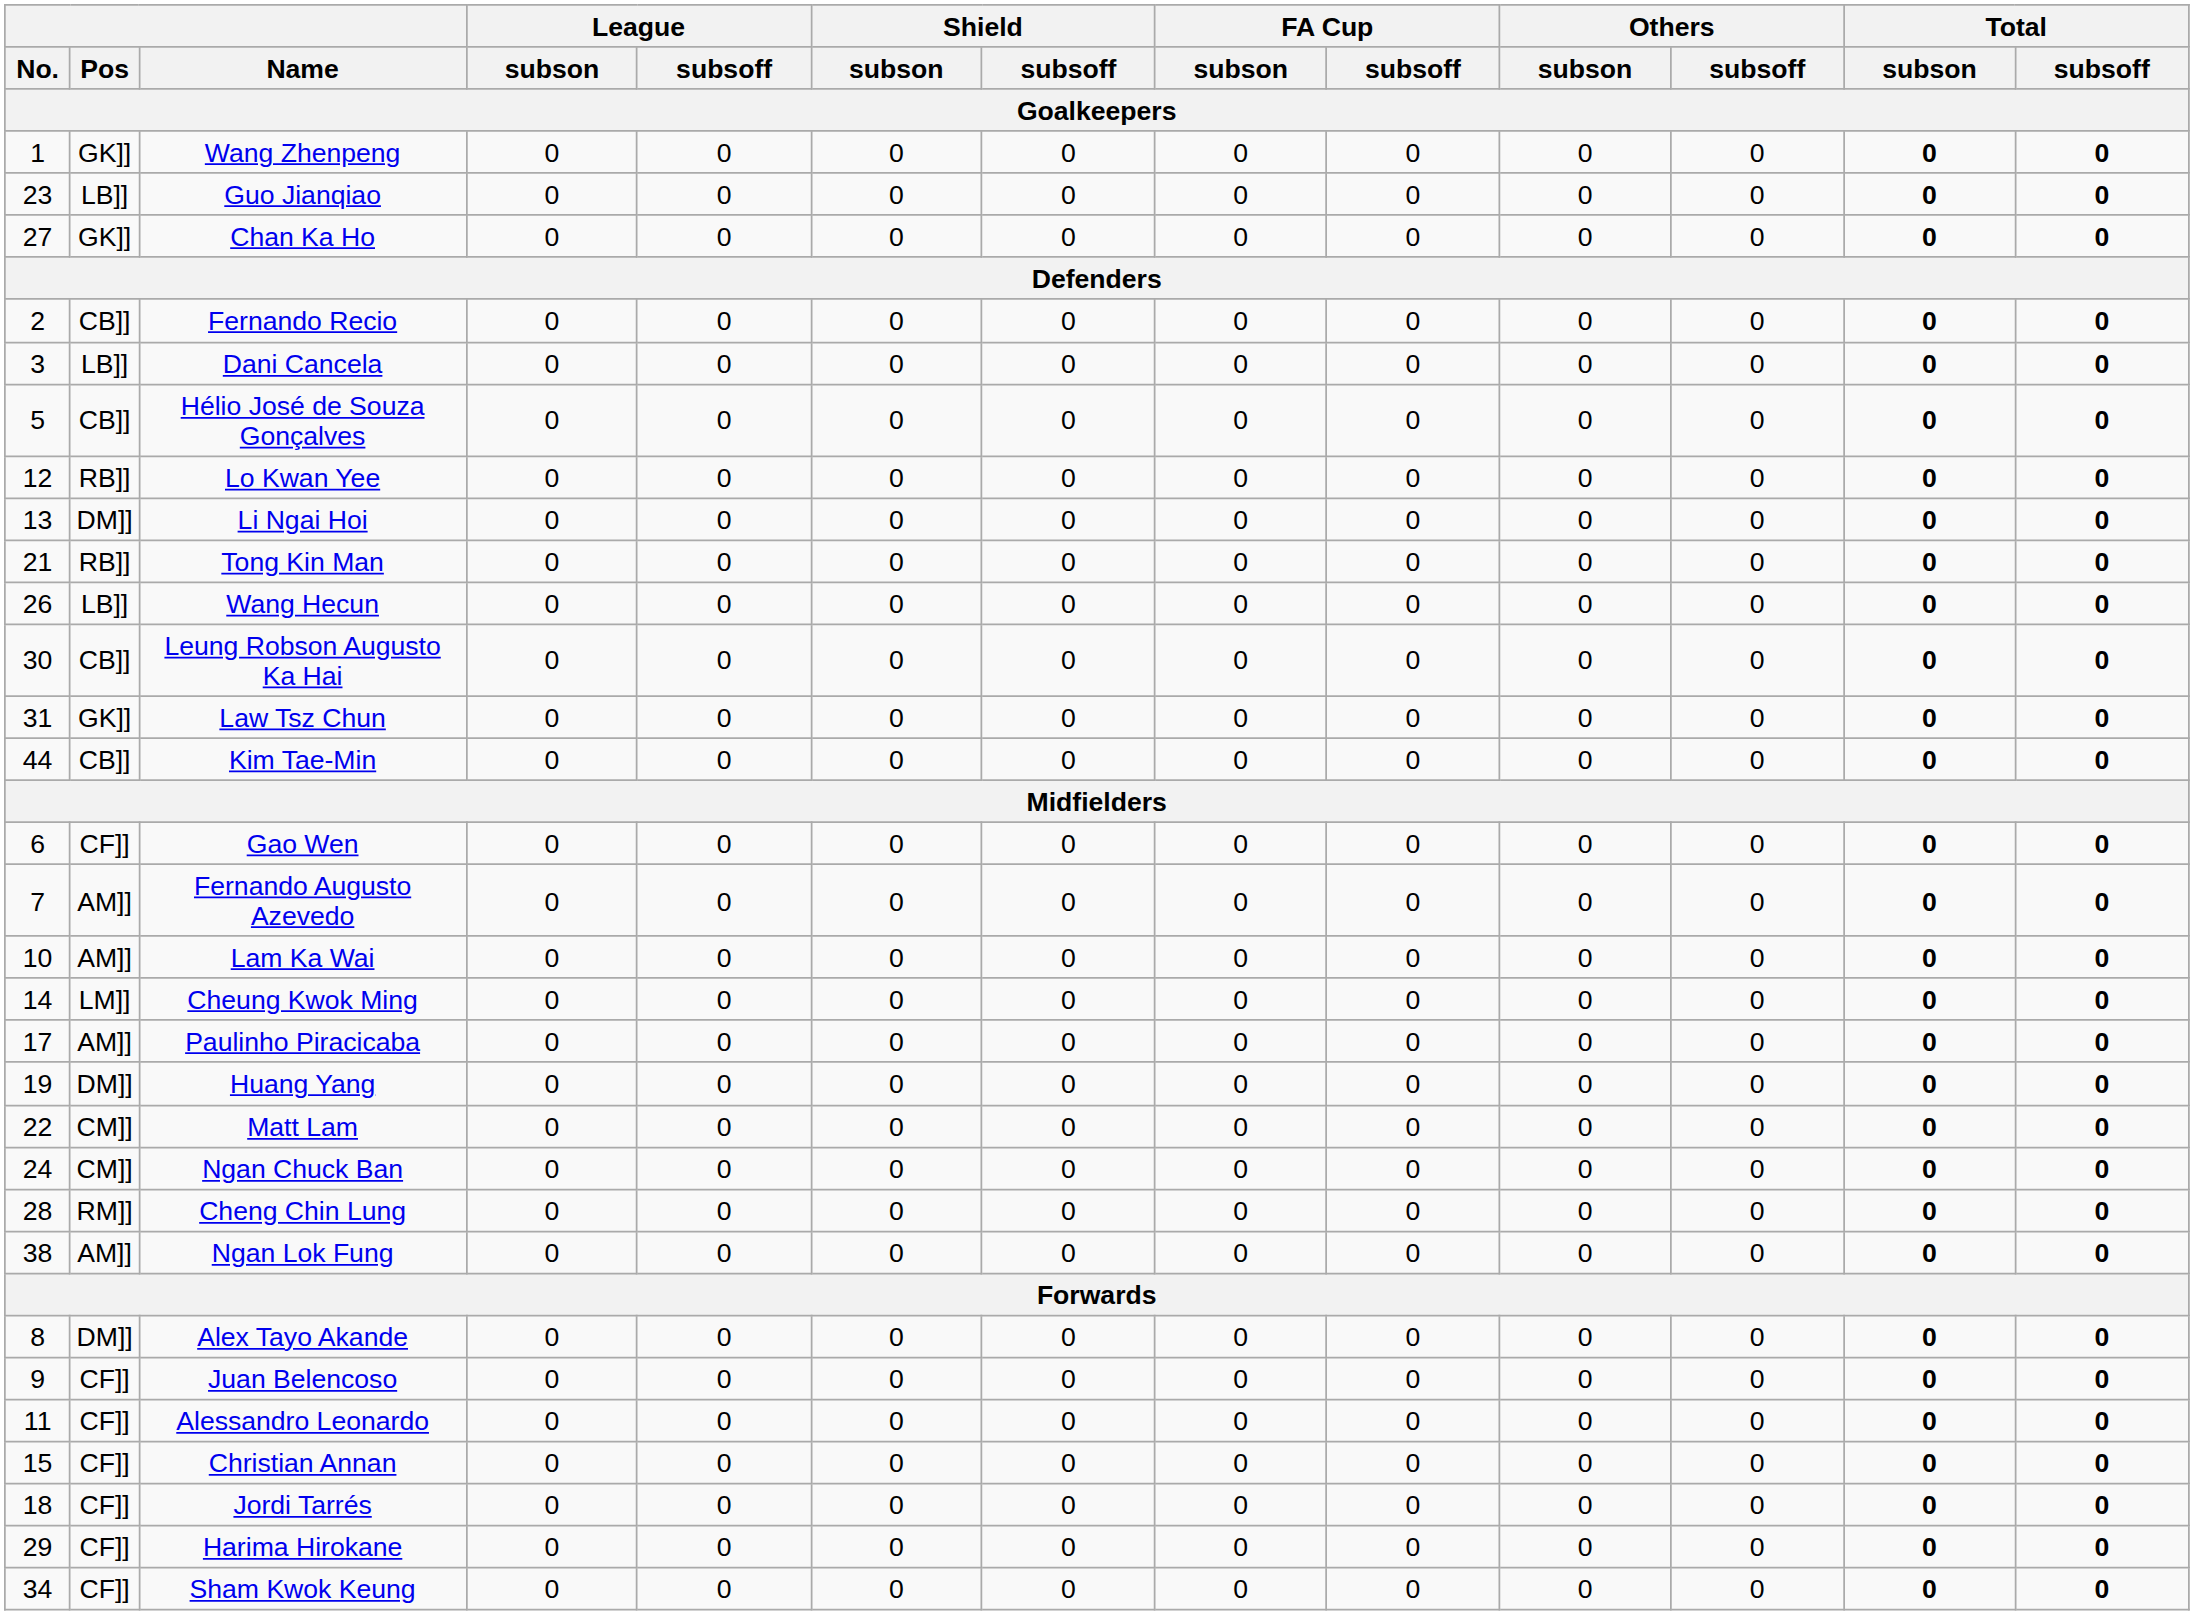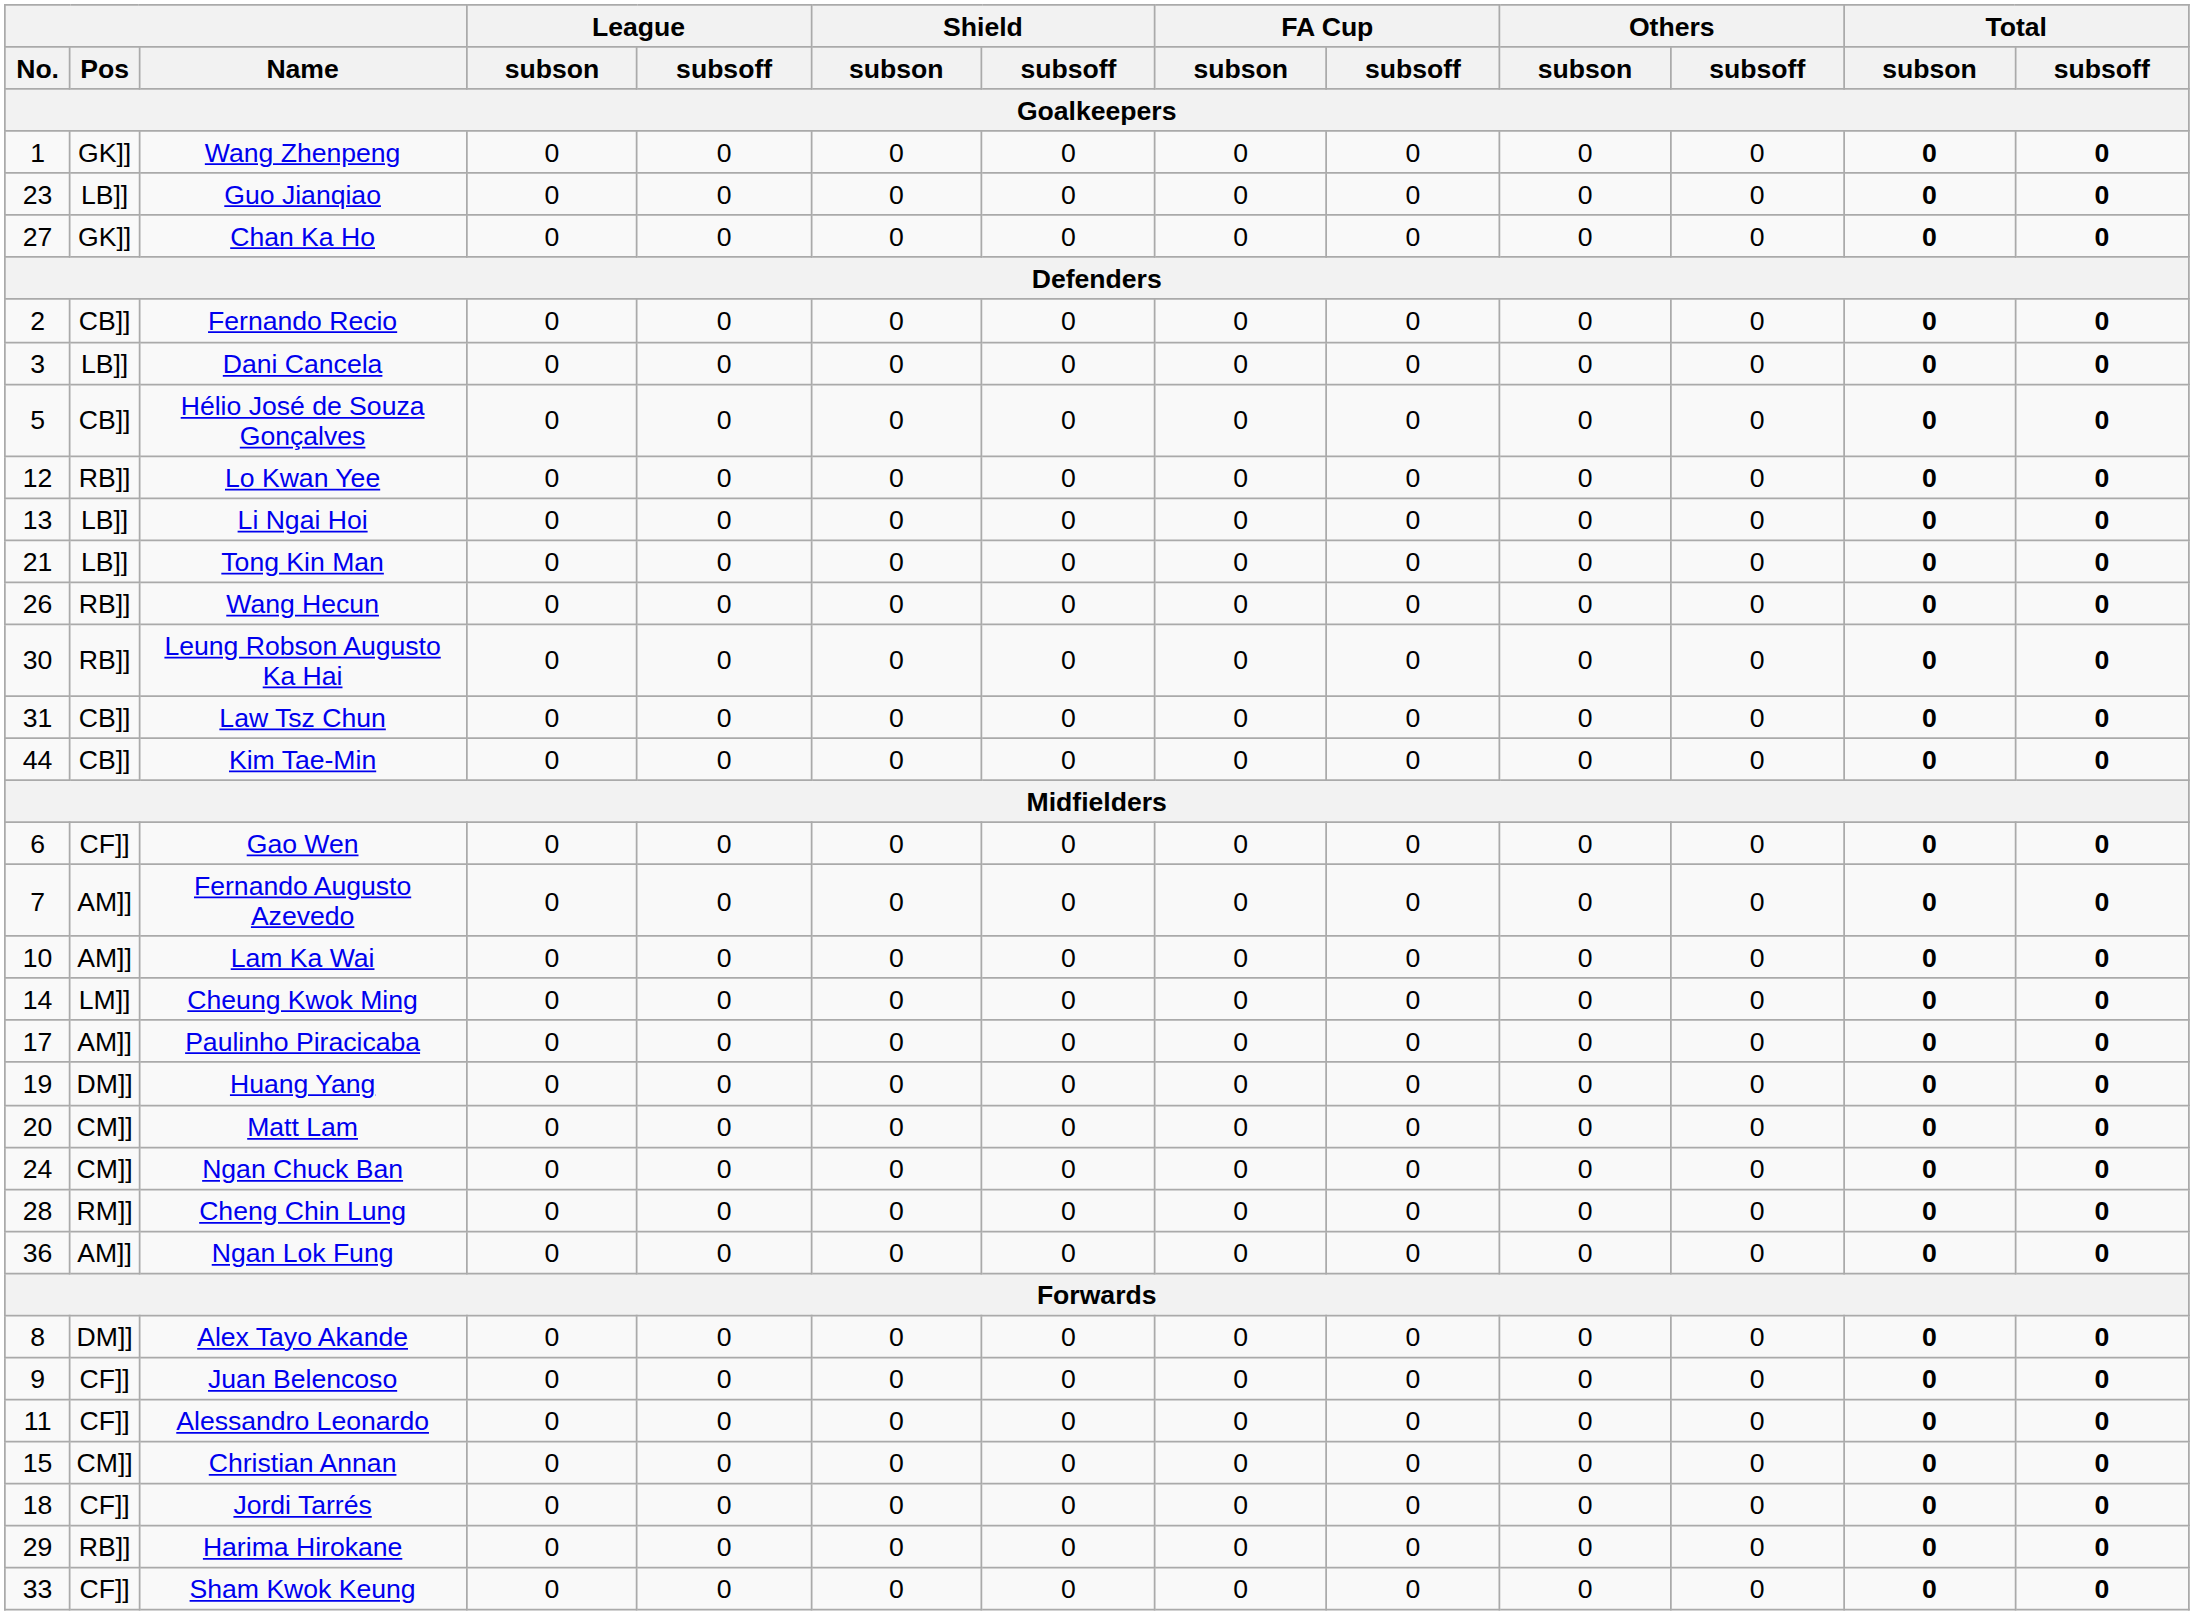(105, 519) DM]] -> (105, 519) LB]]
(105, 561) RB]] -> (105, 561) LB]]
(105, 603) LB]] -> (105, 603) RB]]
(105, 660) CB]] -> (105, 660) RB]]
(105, 717) GK]] -> (105, 717) CB]]
(38, 1126) 22 -> (38, 1126) 20
(38, 1252) 38 -> (38, 1252) 36
(105, 1463) CF]] -> (105, 1463) CM]]
(105, 1547) CF]] -> (105, 1547) RB]]
(38, 1589) 34 -> (38, 1589) 33
